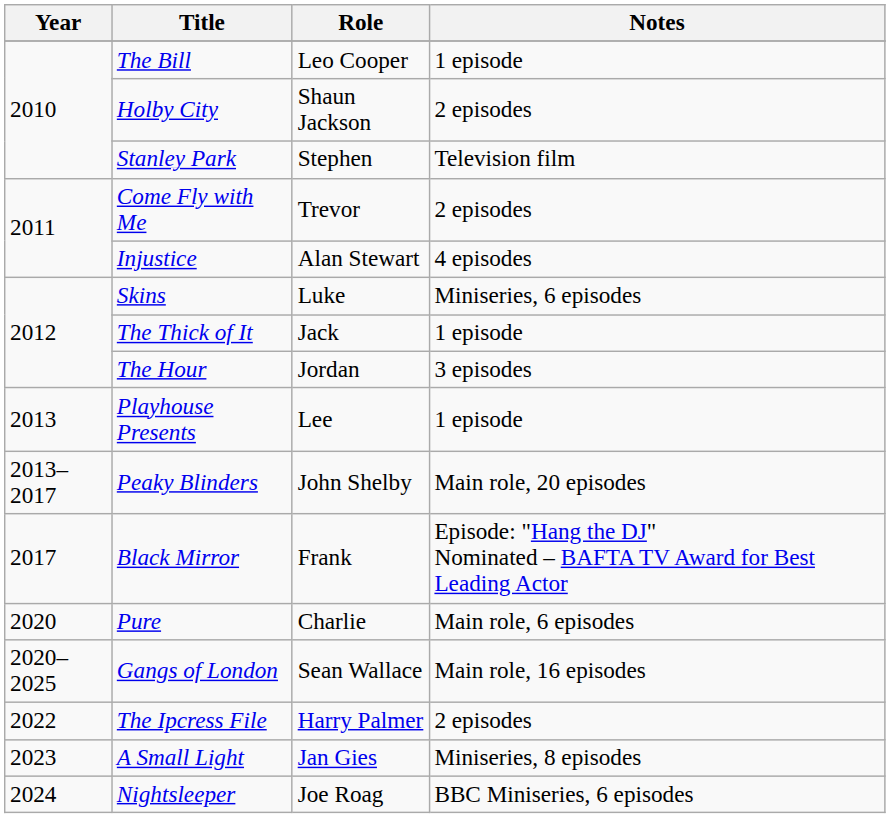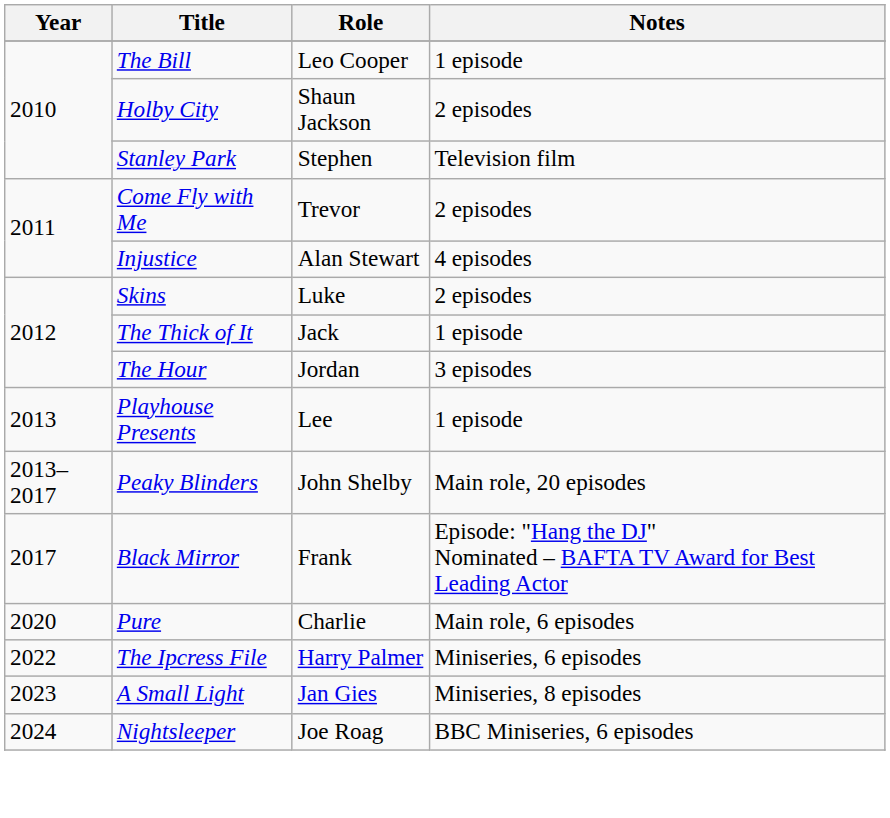(538, 295) Miniseries, 6 episodes -> (483, 295) 2 episodes
- row: (197, 670)
(483, 720) 2 episodes -> (538, 657) Miniseries, 6 episodes
